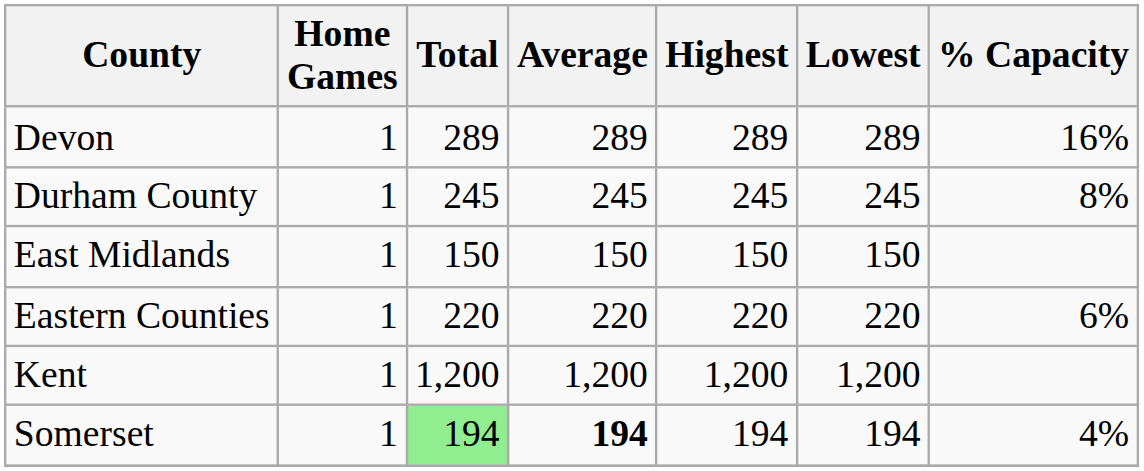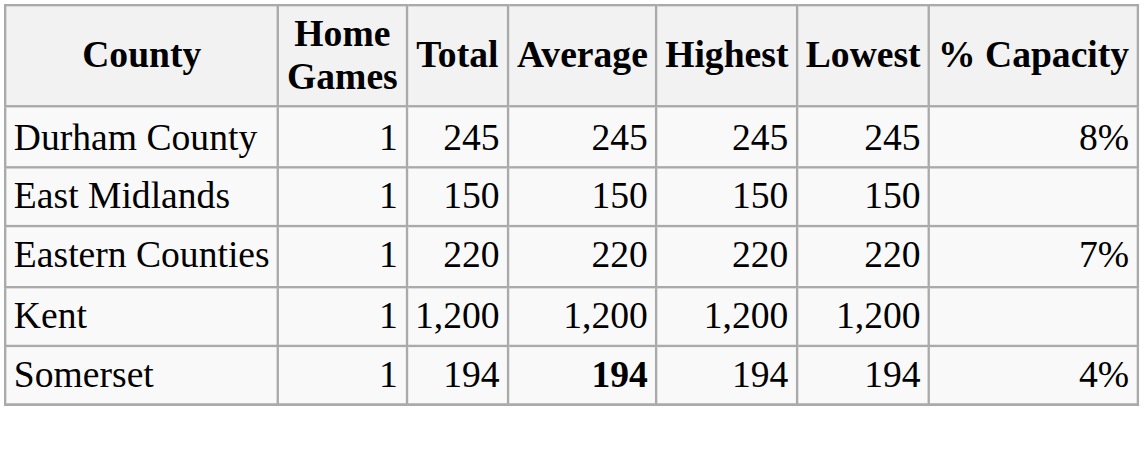- row: (64, 136)
(1104, 315) 6% -> (1104, 255) 7%
(471, 434) lightgreen background -> (471, 374) no background
